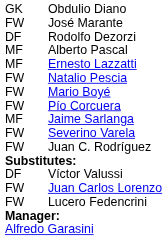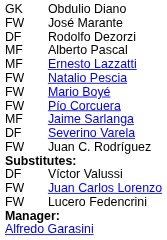(15, 133) FW -> (13, 133) DF
